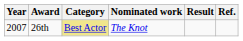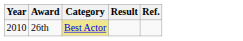- column: (146, 12)
(17, 28) 2007 -> (17, 28) 2010
